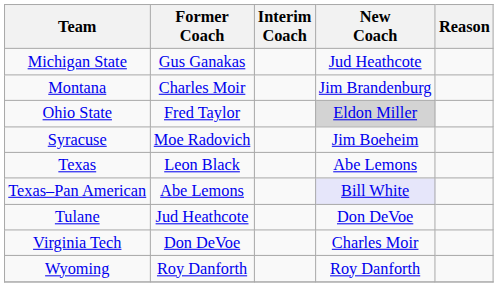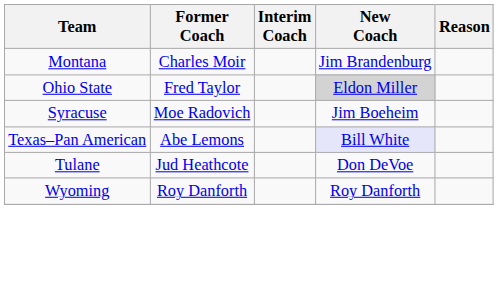- row: (77, 61)
- row: (77, 165)
- row: (77, 242)
